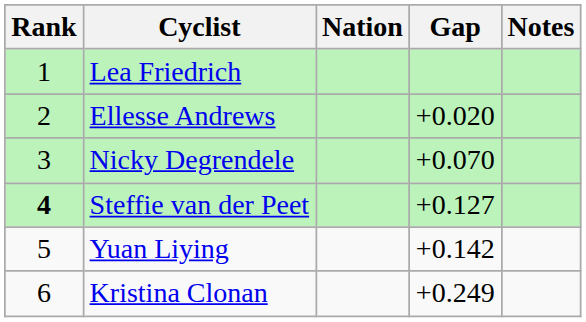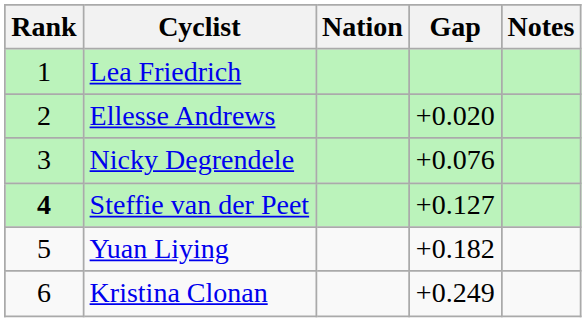(455, 159) +0.070 -> (455, 159) +0.076
(455, 248) +0.142 -> (455, 248) +0.182
